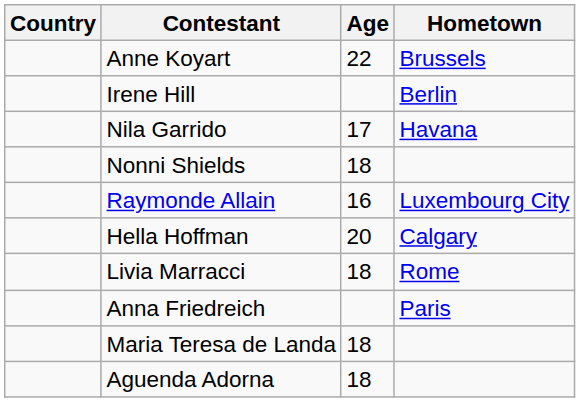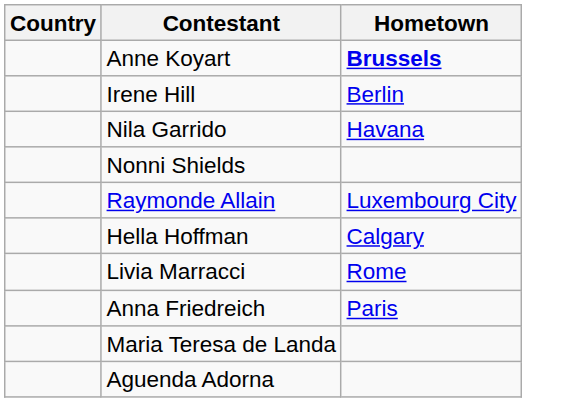- column: (368, 23)
(443, 58) normal -> (394, 58) bold
